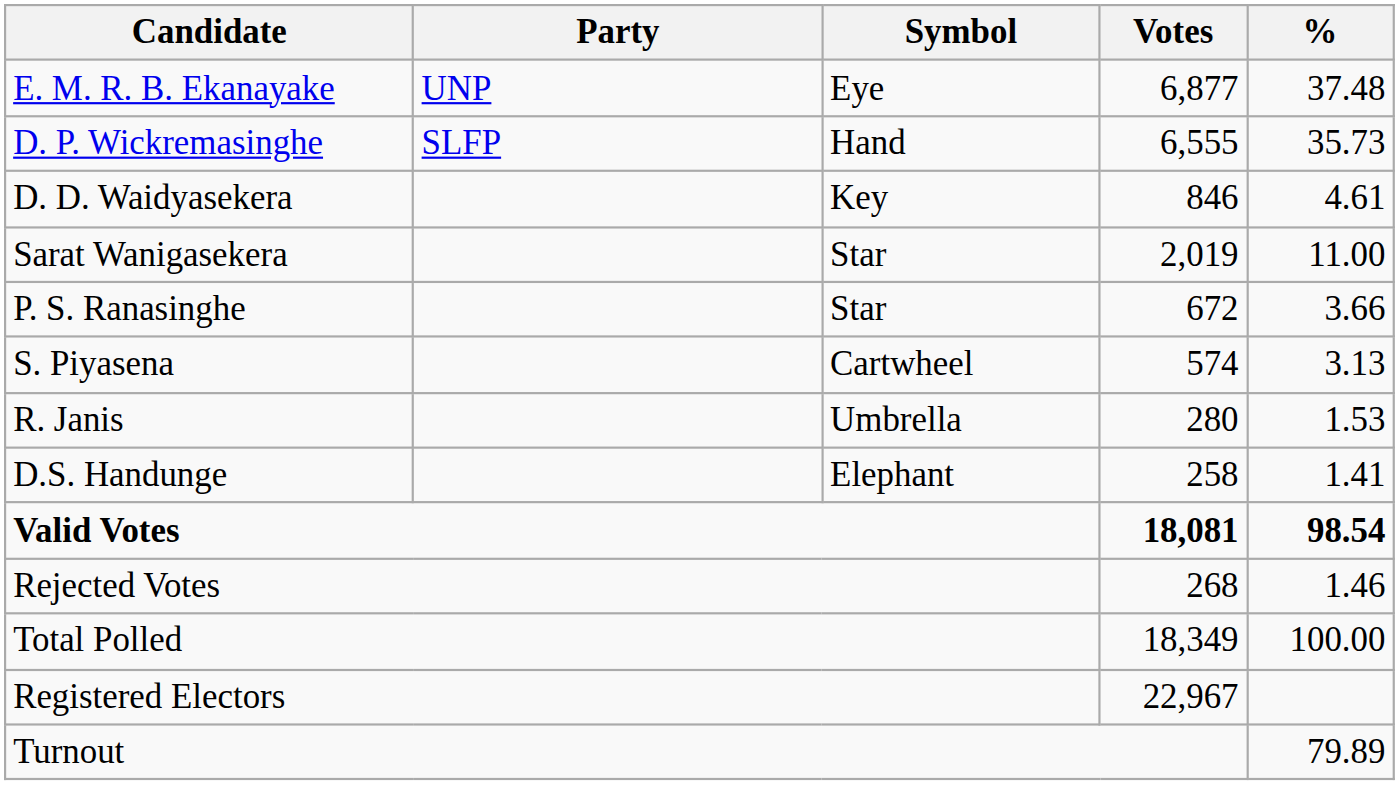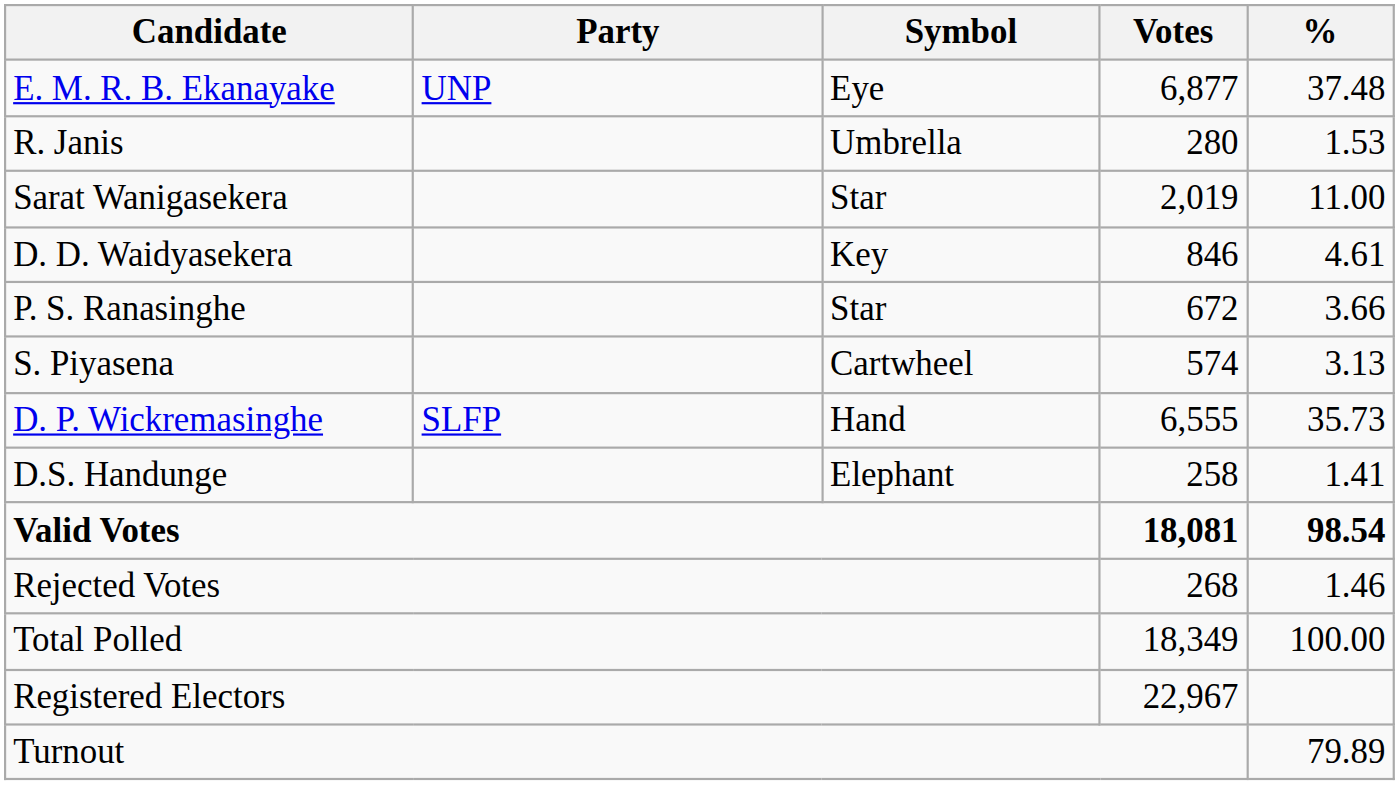rows swapped: (168, 142) <-> (68, 419)
rows swapped: (150, 253) <-> (153, 198)
